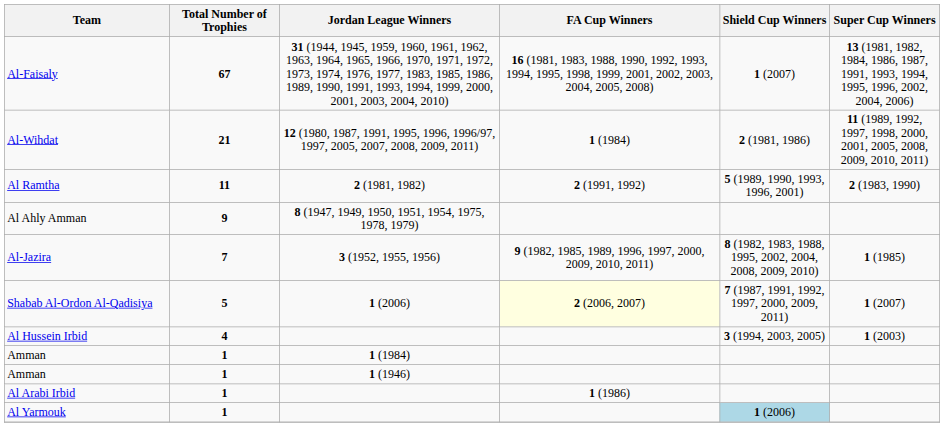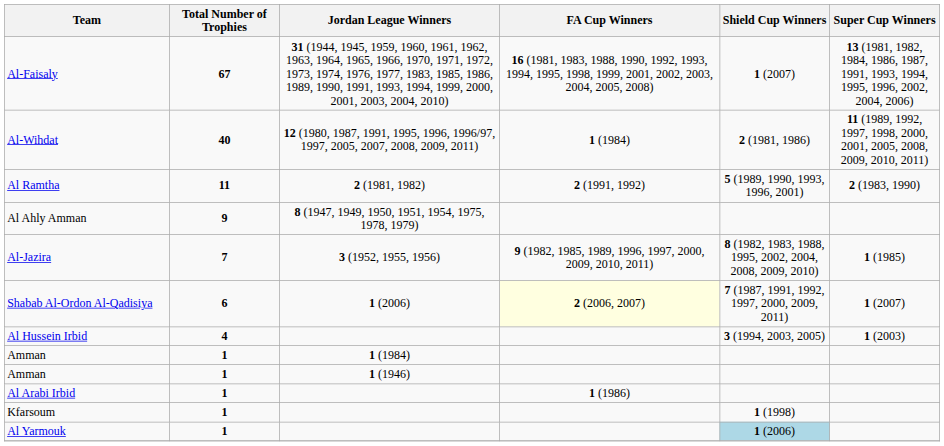(224, 139) 21 -> (224, 139) 40
(224, 303) 5 -> (224, 303) 6
+ row: (31, 412)
